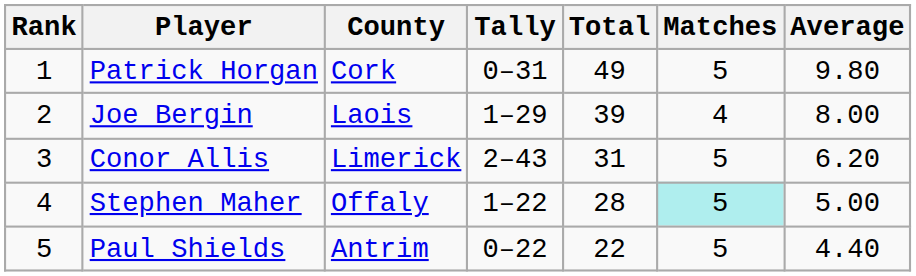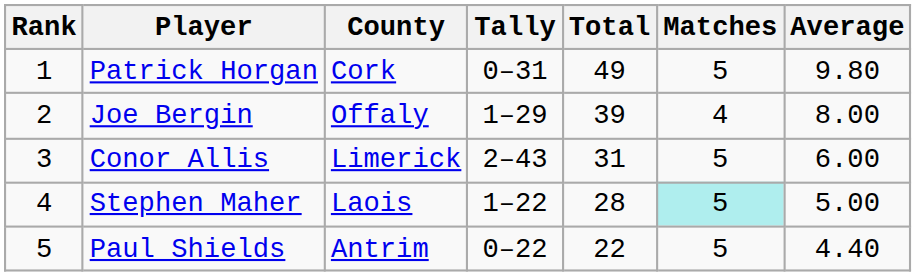(372, 116) Laois -> (380, 116) Offaly
(847, 160) 6.20 -> (847, 160) 6.00
(380, 204) Offaly -> (372, 204) Laois
